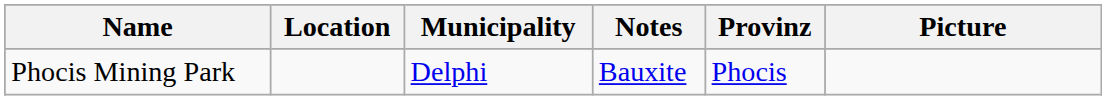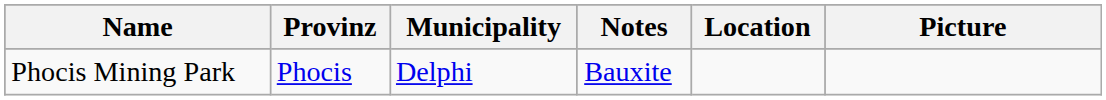columns swapped: (765, 26) <-> (337, 26)
